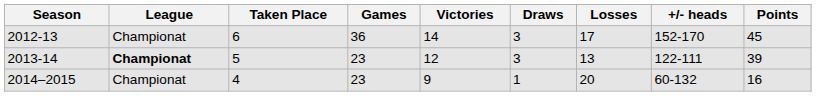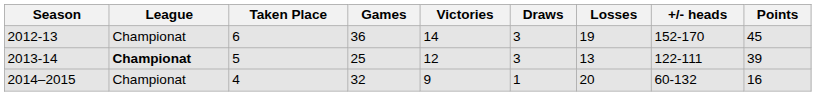(587, 36) 17 -> (587, 36) 19
(358, 58) 23 -> (358, 58) 25
(358, 79) 23 -> (358, 79) 32
